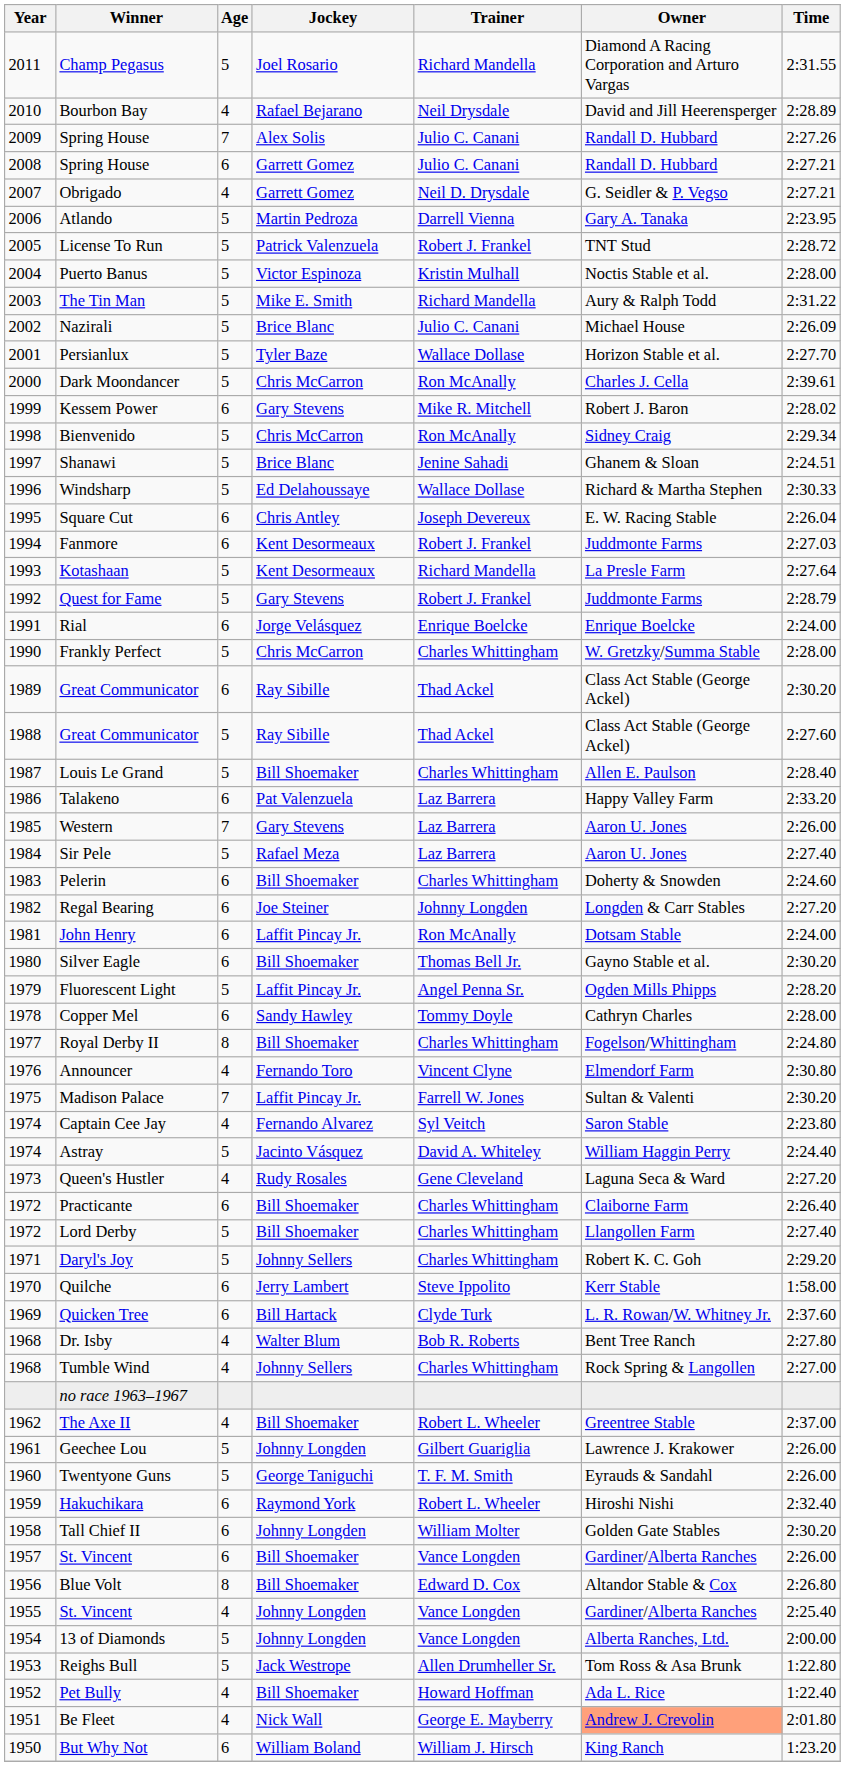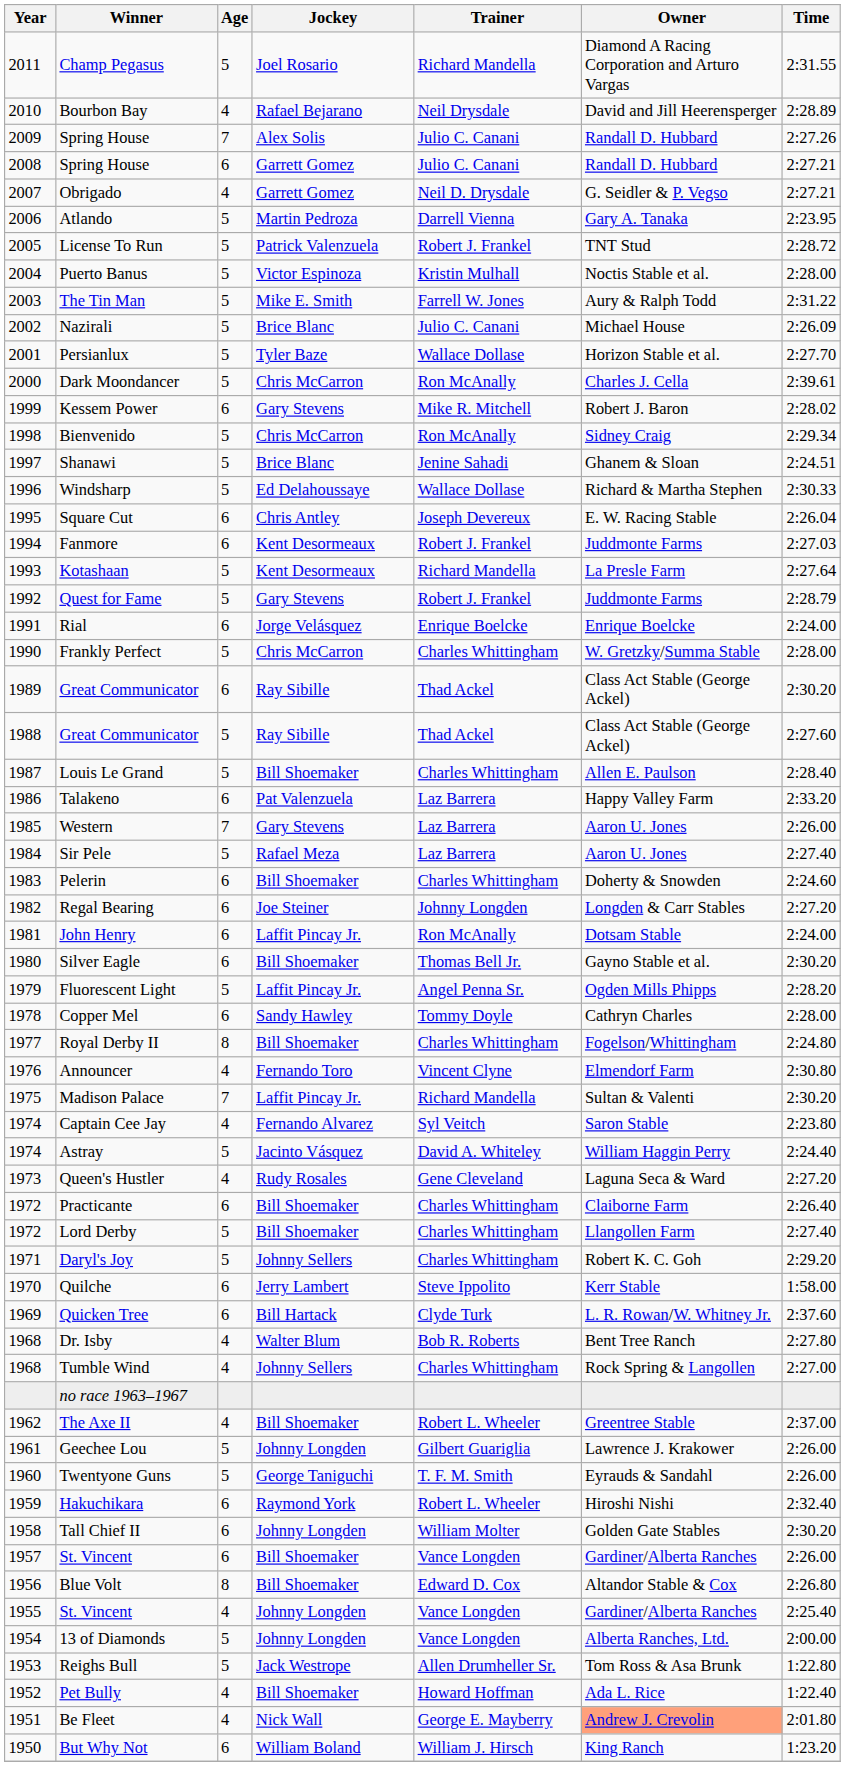(477, 300) Richard Mandella -> (471, 300) Farrell W. Jones
(471, 1097) Farrell W. Jones -> (477, 1097) Richard Mandella
